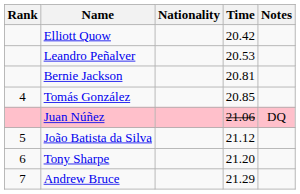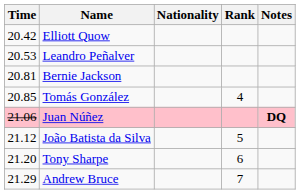columns swapped: (23, 14) <-> (240, 14)
(276, 117) normal -> (276, 117) bold
